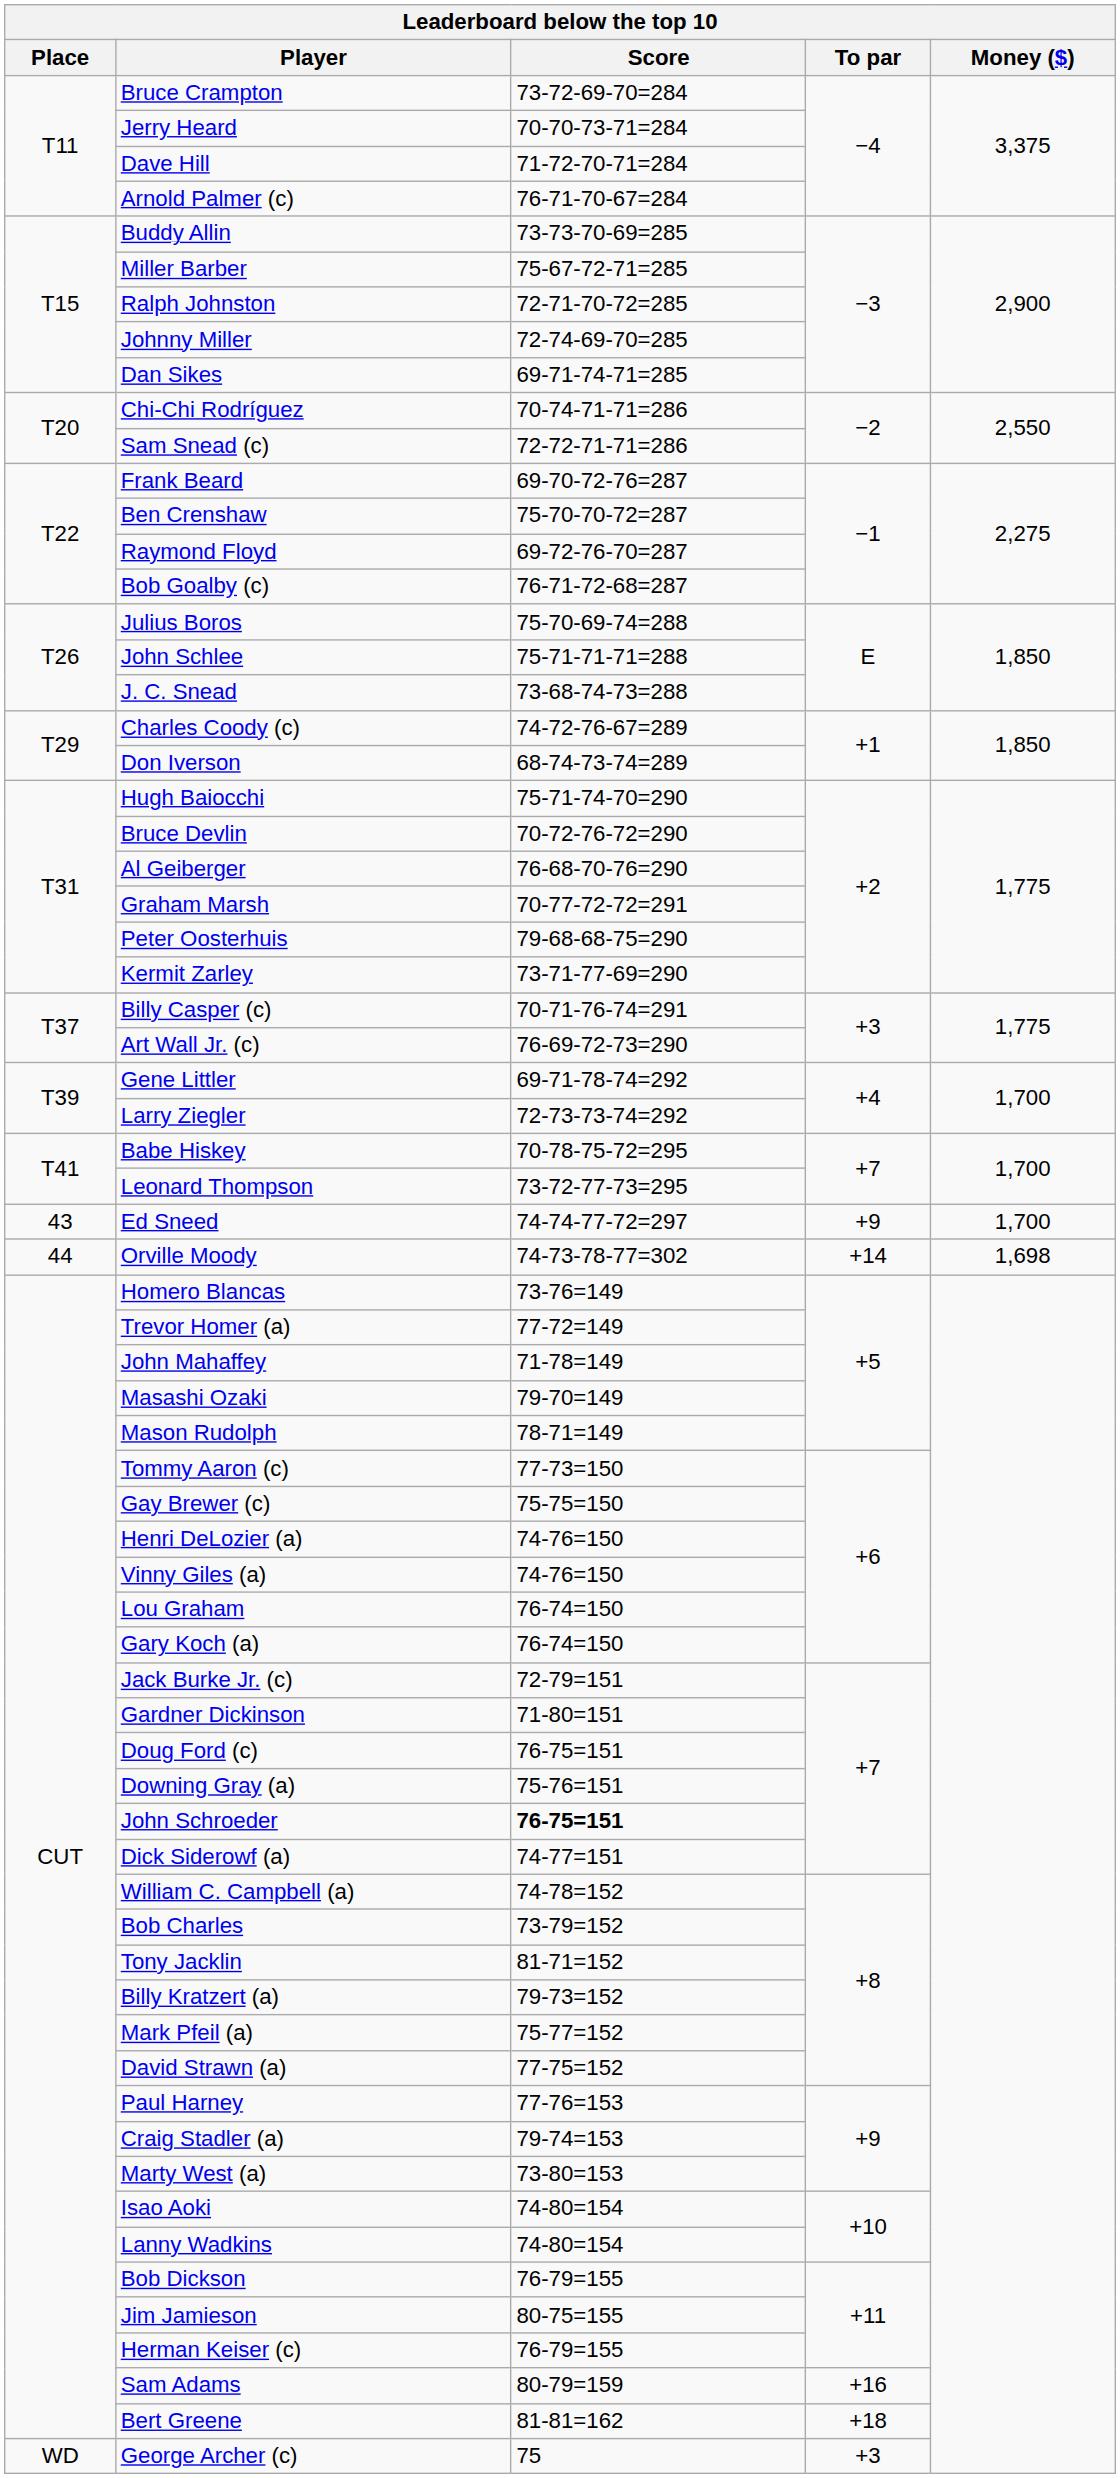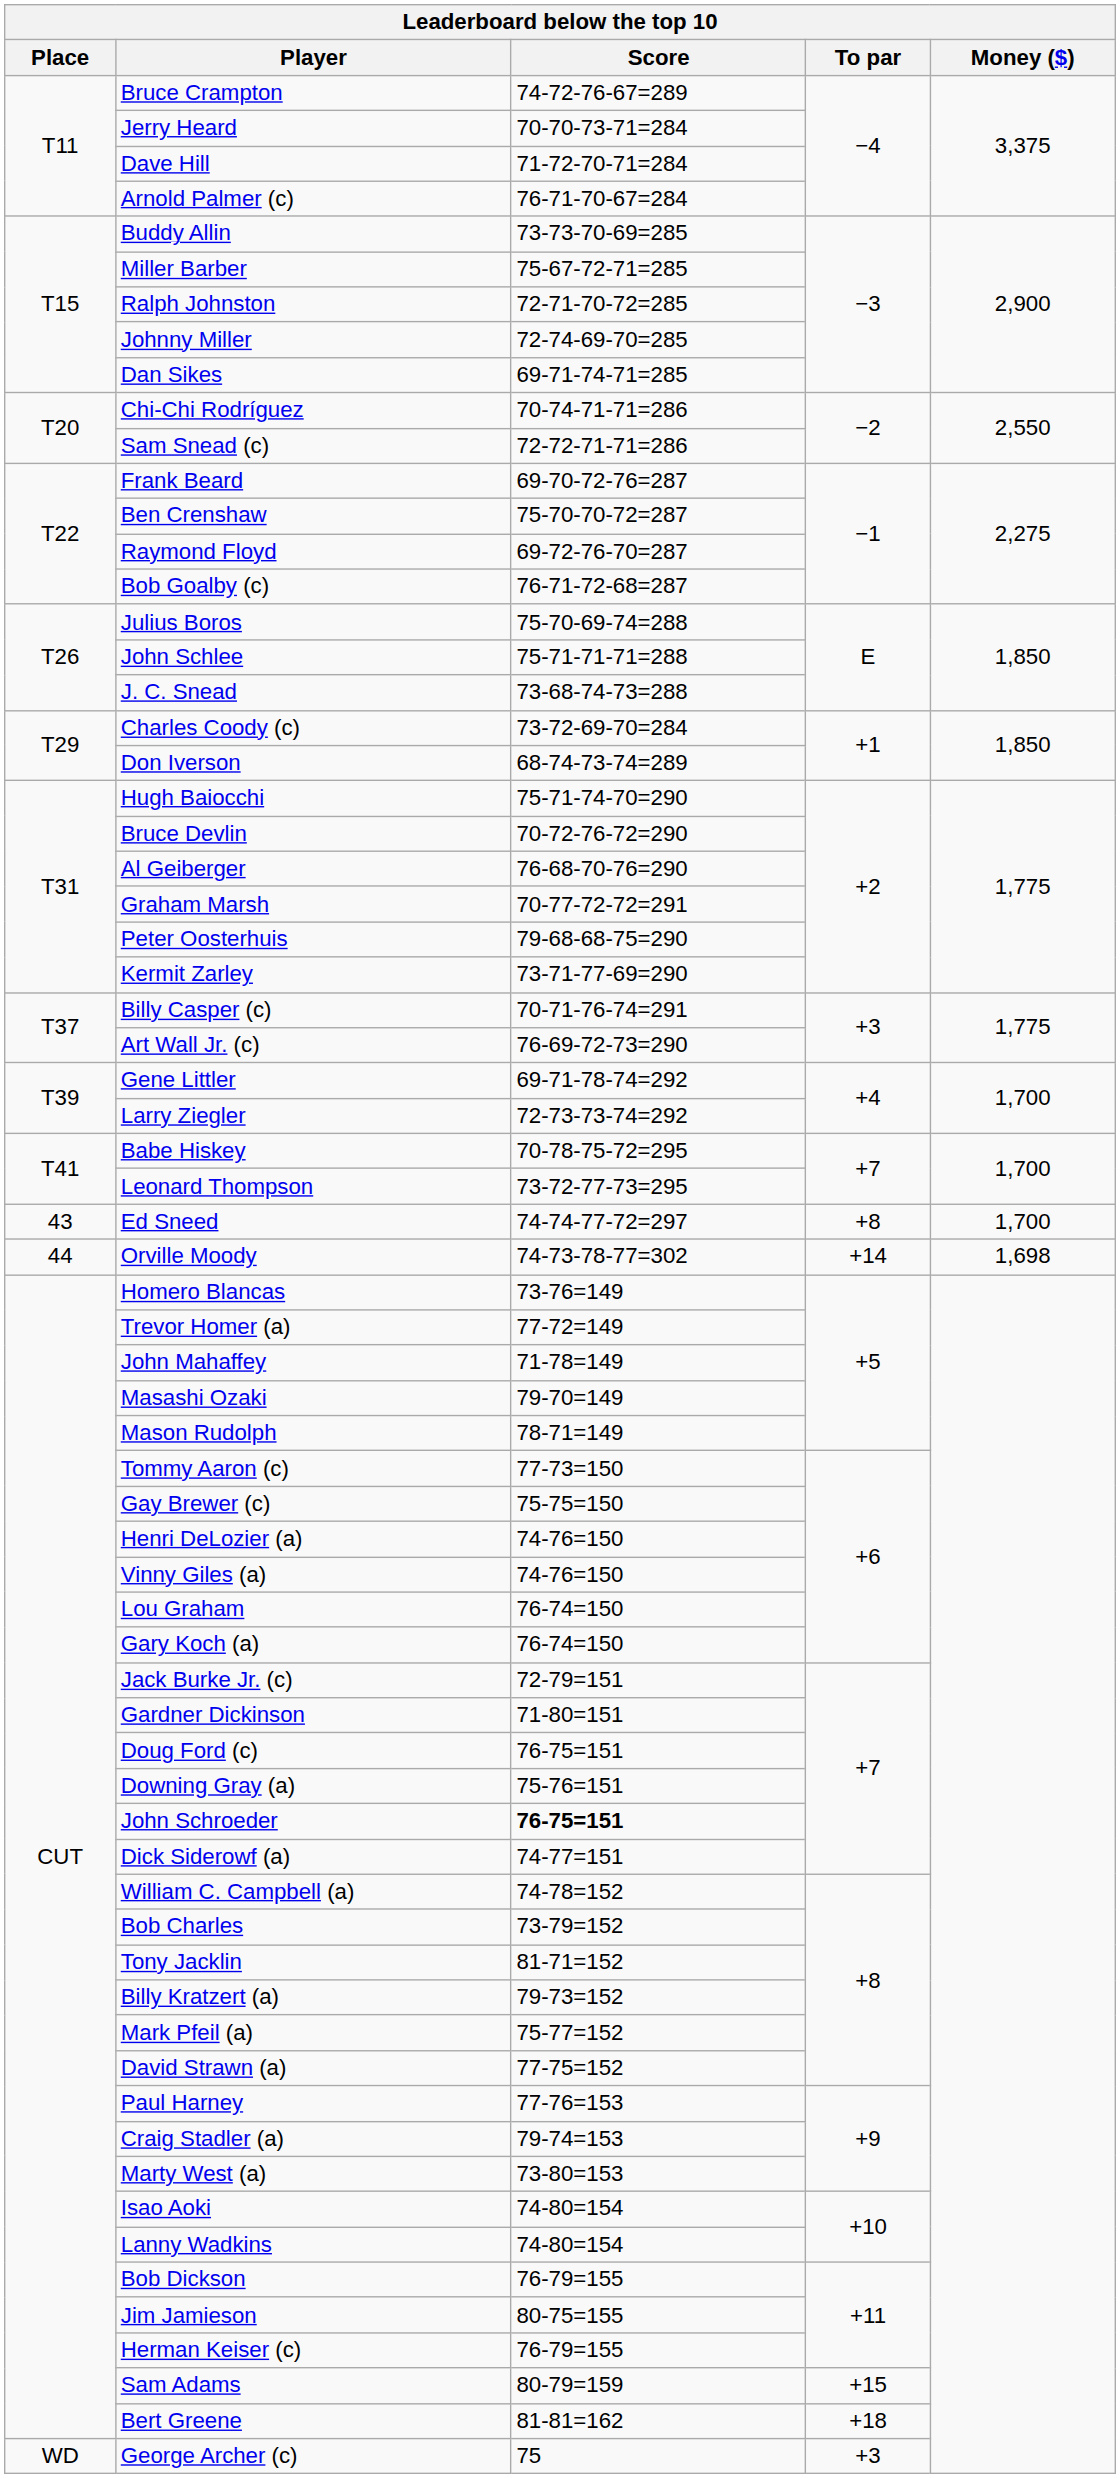(602, 92) 73-72-69-70=284 -> (602, 92) 74-72-76-67=289
(602, 727) 74-72-76-67=289 -> (602, 727) 73-72-69-70=284
(868, 1221) +9 -> (868, 1221) +8
(868, 2385) +16 -> (868, 2385) +15
